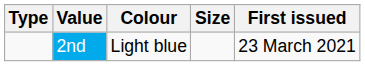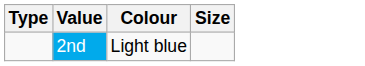- column: (297, 18)
